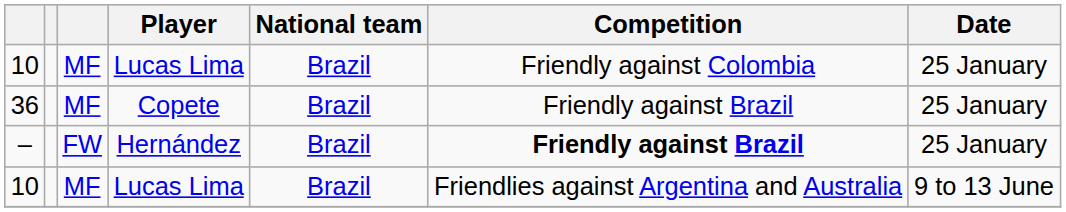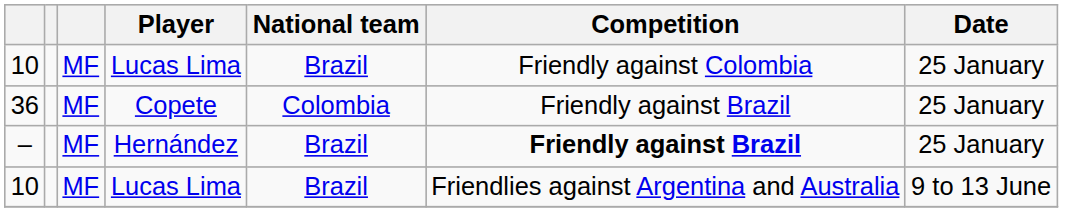(339, 105) Brazil -> (336, 105) Colombia
(82, 145) FW -> (81, 145) MF
